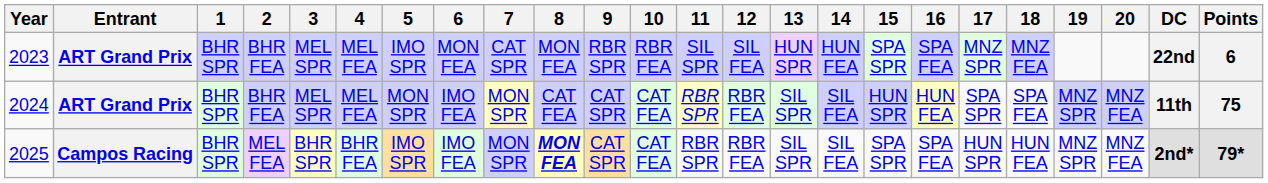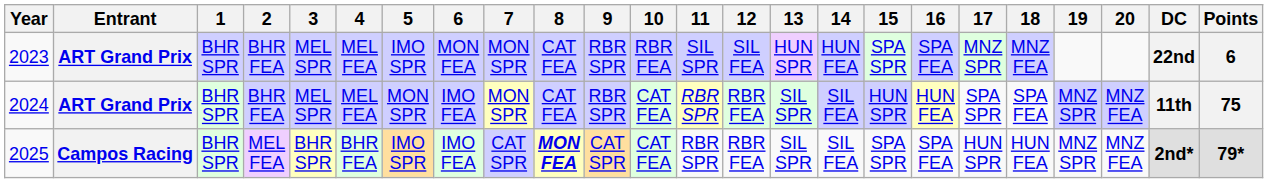(509, 57) CAT SPR -> (509, 57) MON SPR
(559, 57) MON FEA -> (559, 57) CAT FEA
(607, 105) CAT SPR -> (607, 105) RBR SPR
(509, 153) MON SPR -> (509, 153) CAT SPR
